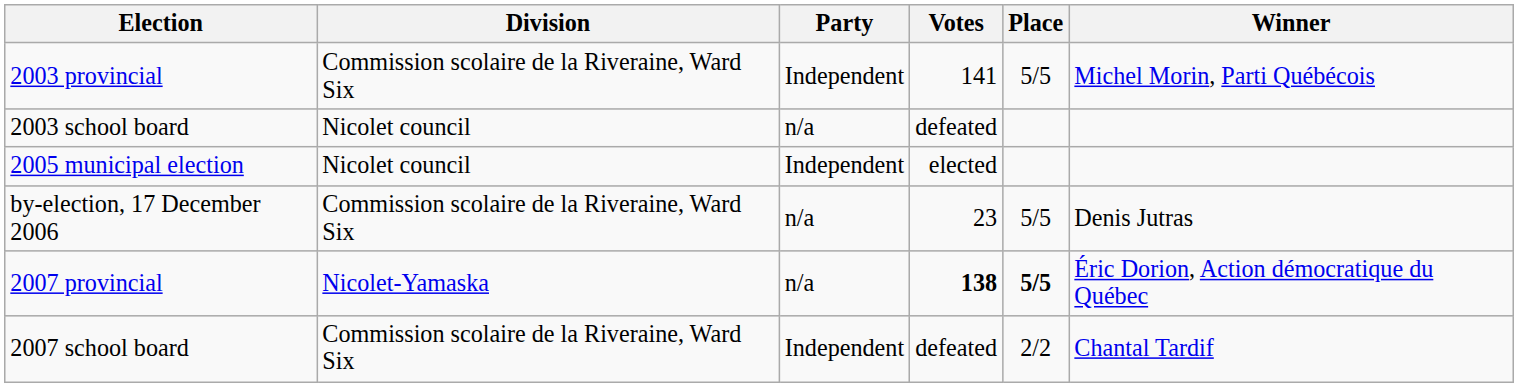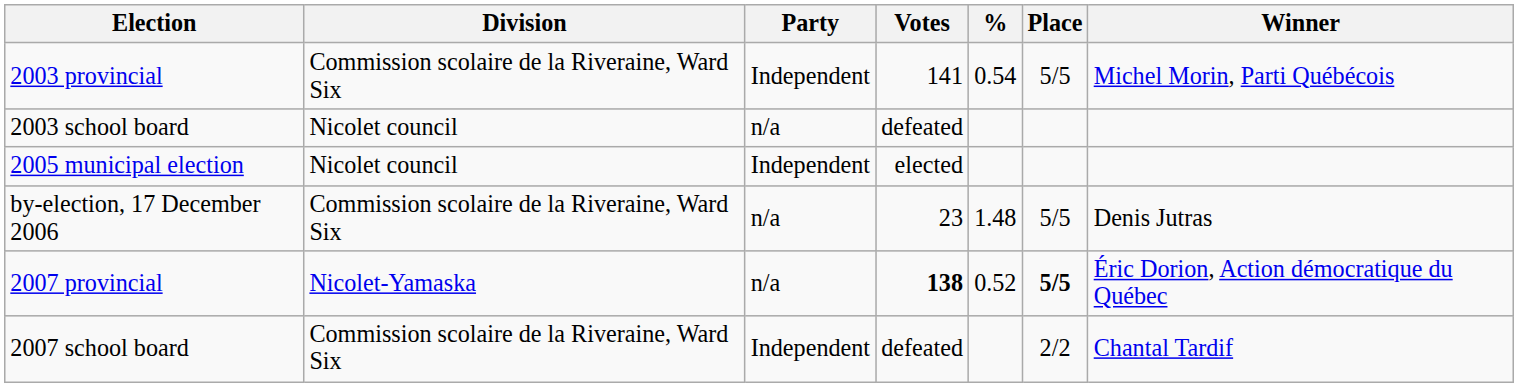+ column: (995, 23)
